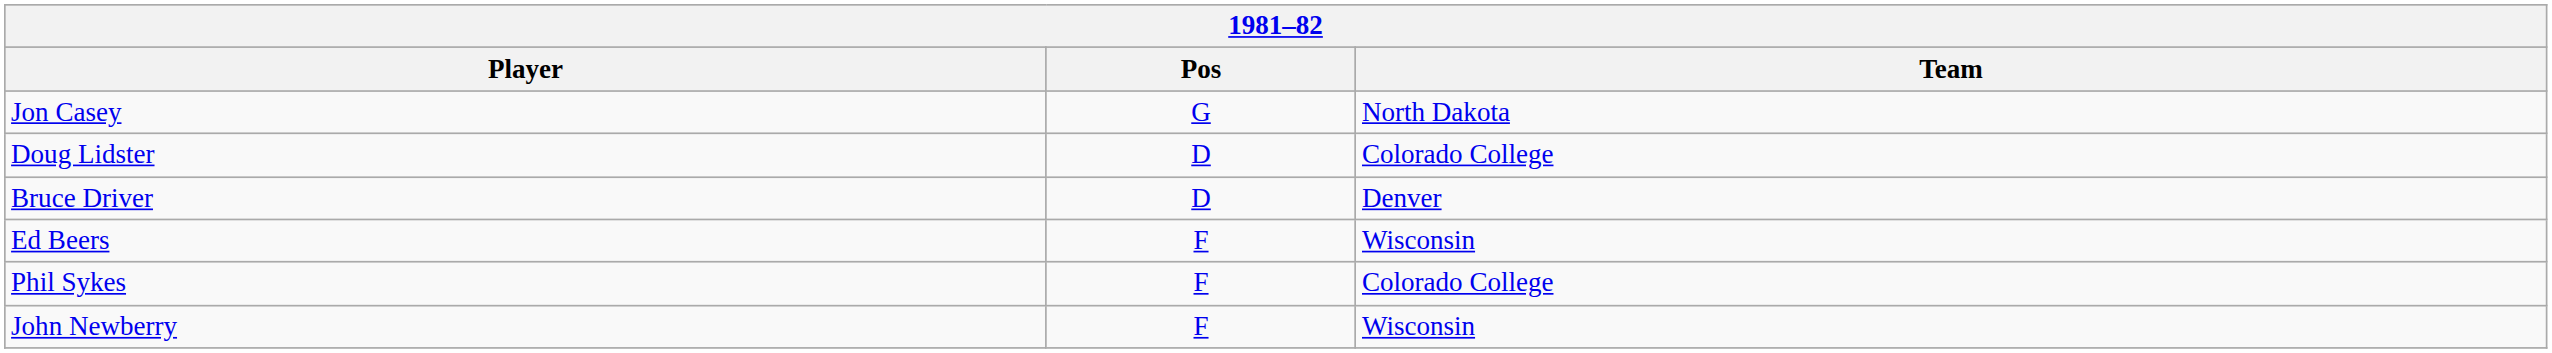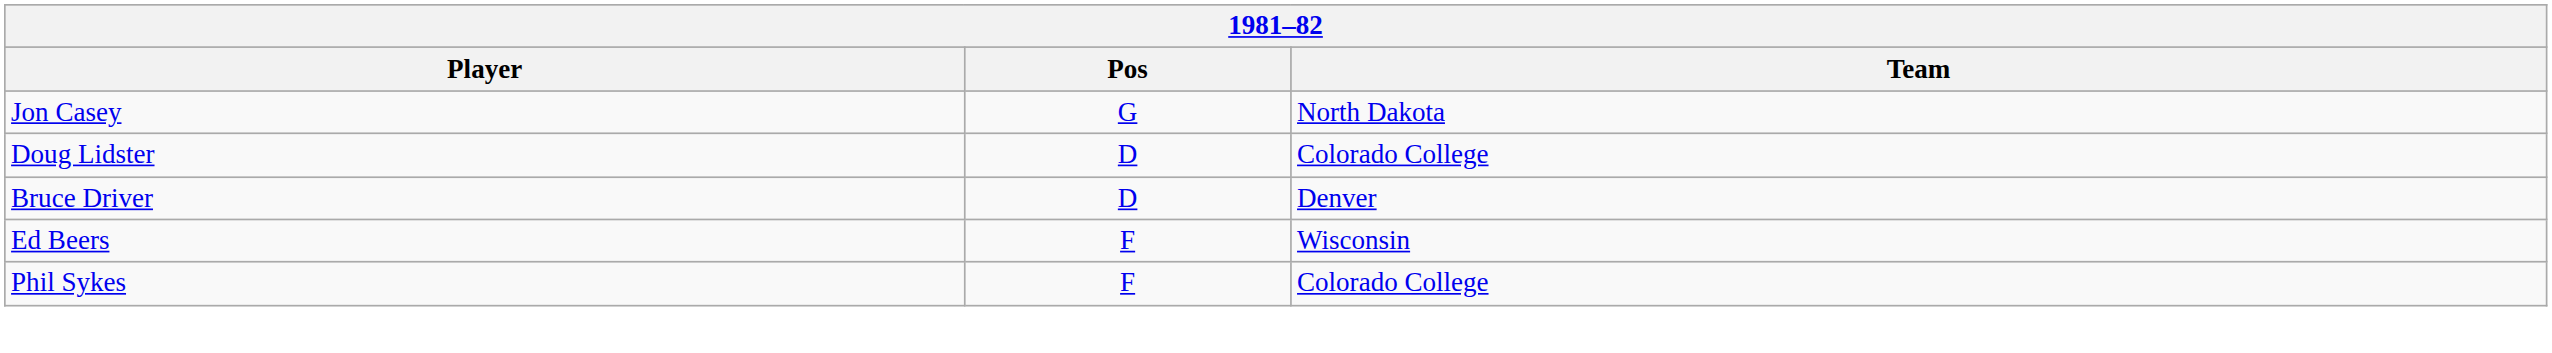- row: (94, 326)
